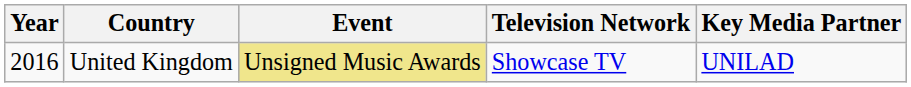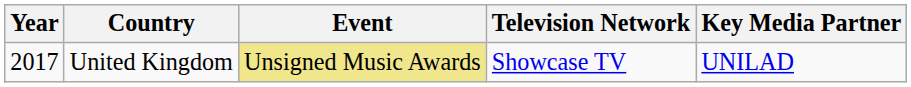(34, 61) 2016 -> (34, 61) 2017
